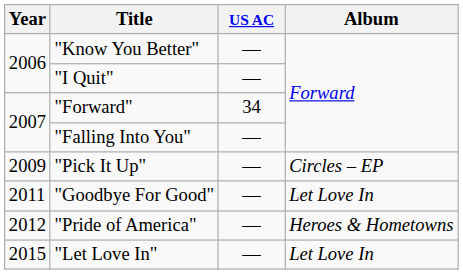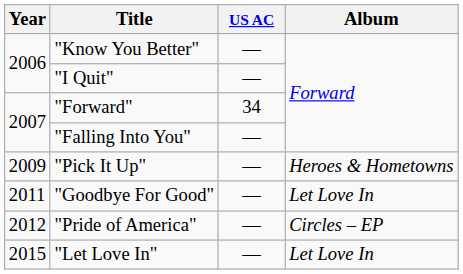(336, 166) Circles – EP -> (371, 166) Heroes & Hometowns
(371, 225) Heroes & Hometowns -> (336, 225) Circles – EP
